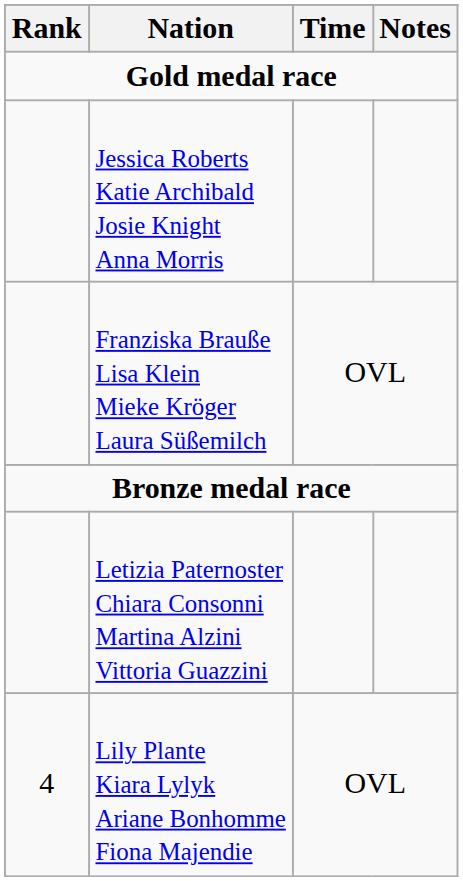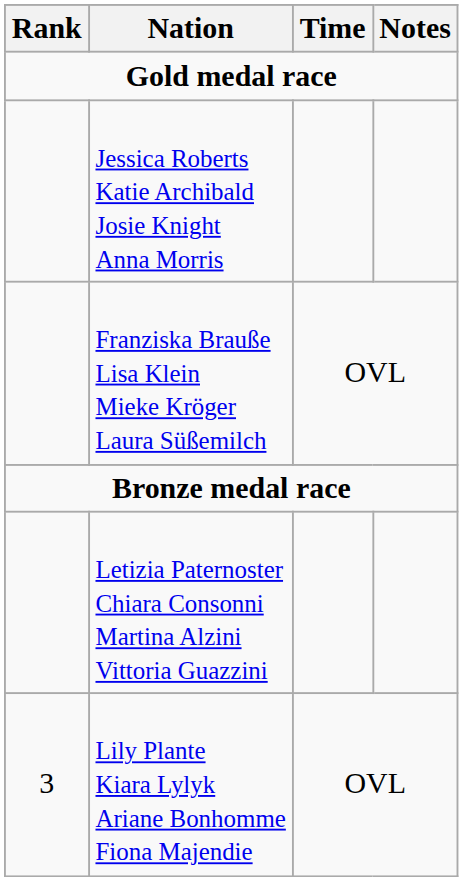(47, 784) 4 -> (47, 784) 3
